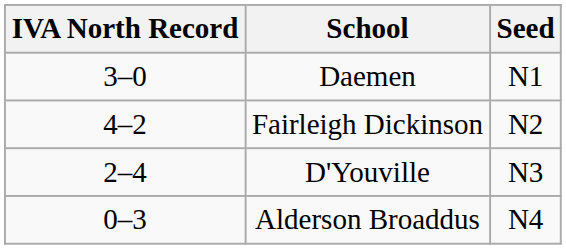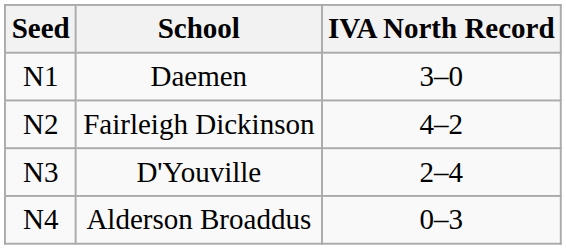columns swapped: (526, 28) <-> (125, 28)
